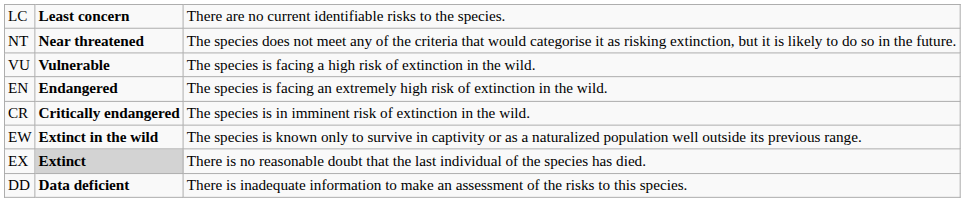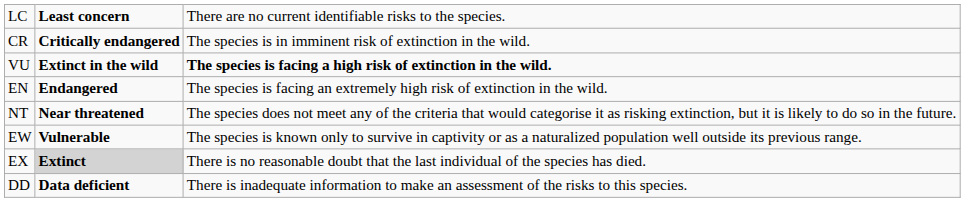rows swapped: (18, 40) <-> (18, 112)
(74, 64) Vulnerable -> (98, 64) Extinct in the wild
(361, 64) normal -> (369, 64) bold
(98, 137) Extinct in the wild -> (74, 137) Vulnerable
